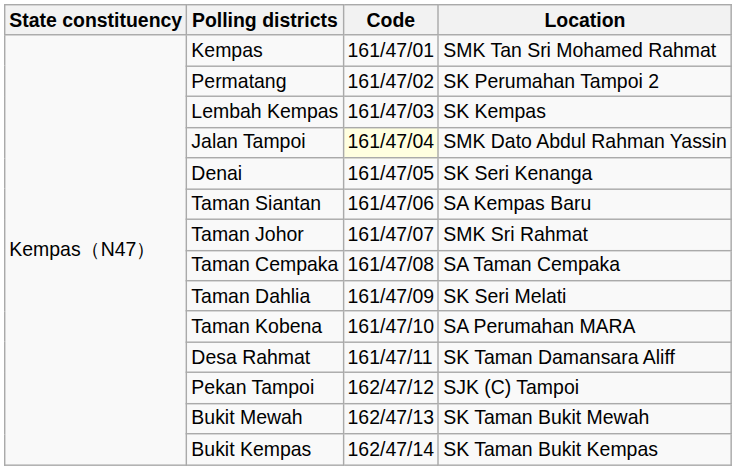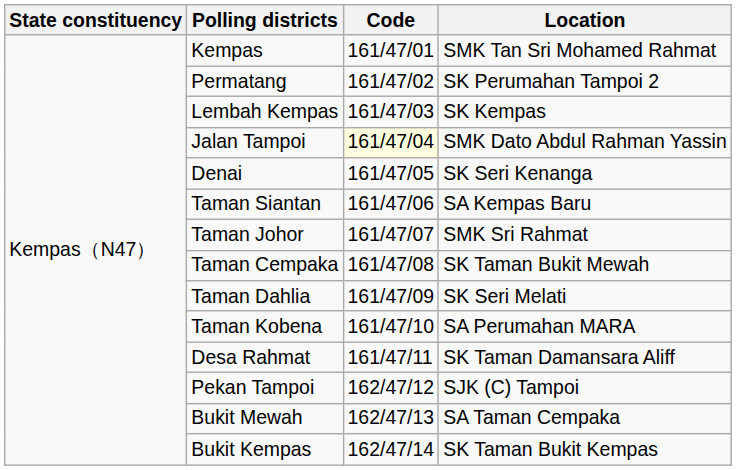(532, 265) SA Taman Cempaka -> (546, 265) SK Taman Bukit Mewah
(546, 418) SK Taman Bukit Mewah -> (532, 418) SA Taman Cempaka
